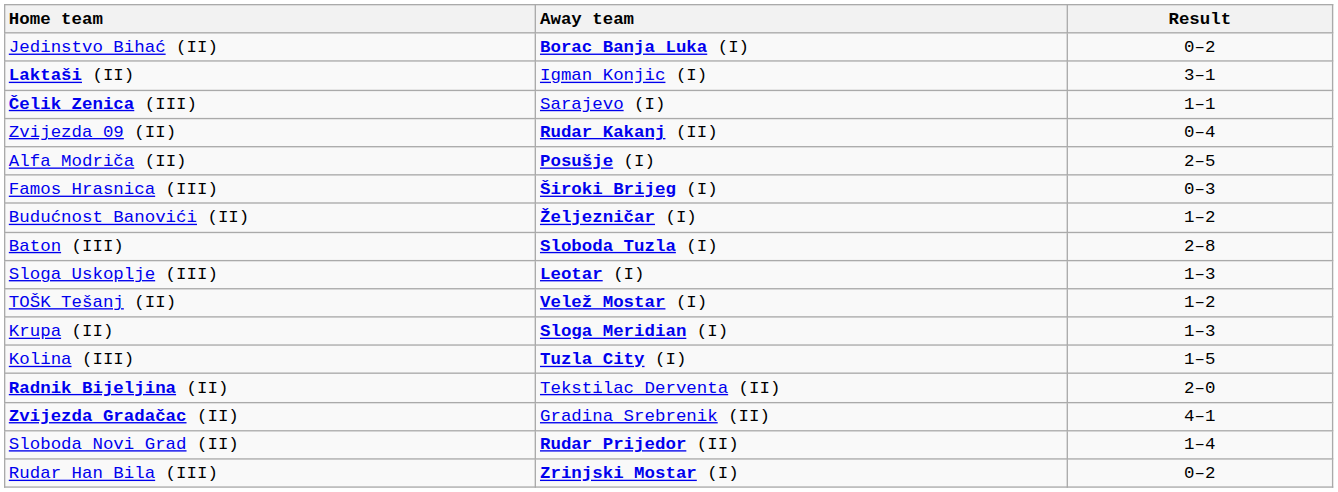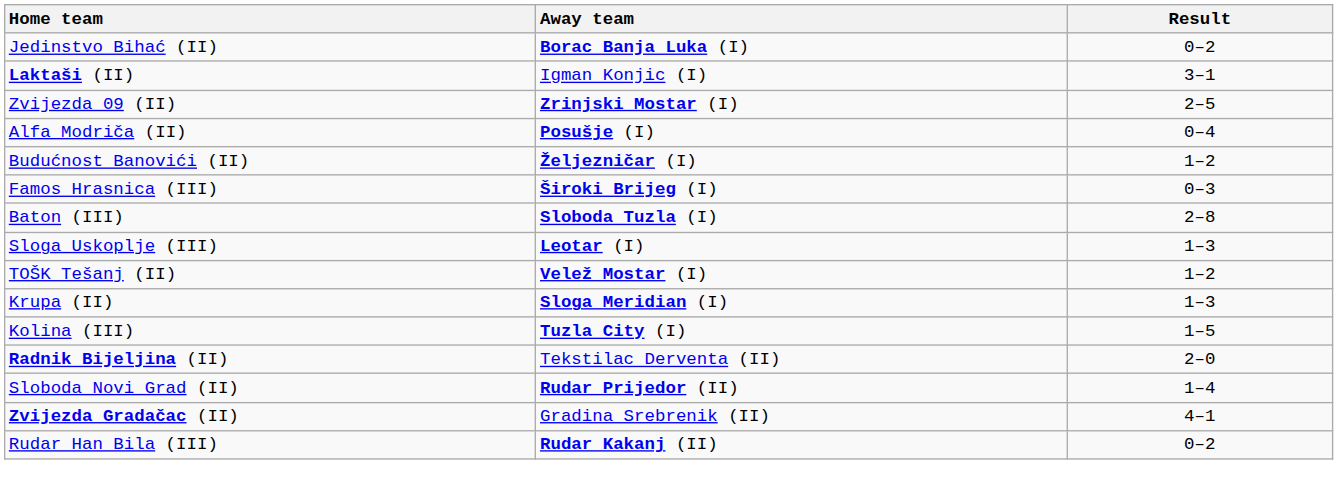- row: (103, 104)
(629, 132) Rudar Kakanj (II) -> (639, 104) Zrinjski Mostar (I)
(1200, 132) 0–4 -> (1200, 104) 2–5
(1200, 161) 2–5 -> (1200, 132) 0–4
rows swapped: (129, 218) <-> (113, 189)
rows swapped: (124, 416) <-> (124, 445)
(639, 473) Zrinjski Mostar (I) -> (629, 445) Rudar Kakanj (II)
